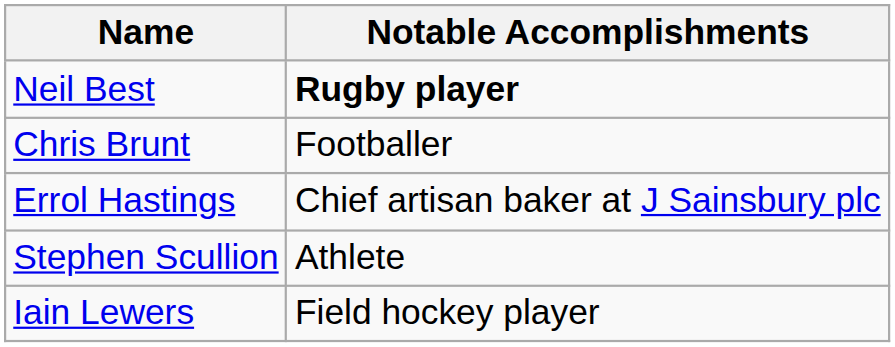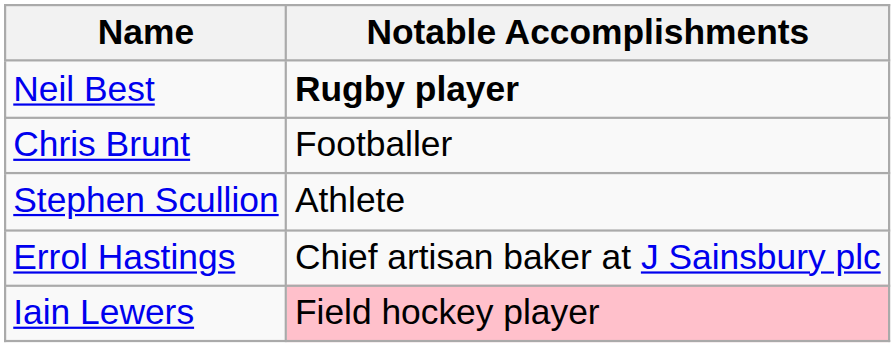rows swapped: (146, 256) <-> (124, 200)
(447, 312) no background -> (447, 312) pink background
